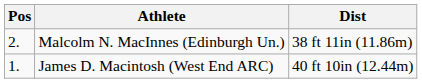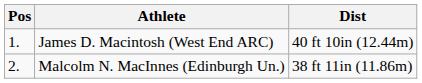rows swapped: (156, 66) <-> (162, 41)
